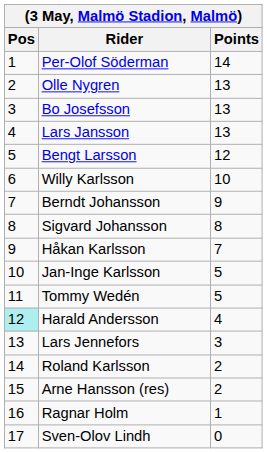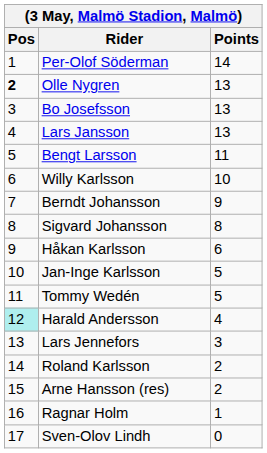(12, 86) normal -> (12, 86) bold
(222, 156) 12 -> (222, 156) 11
(218, 249) 7 -> (218, 249) 6
